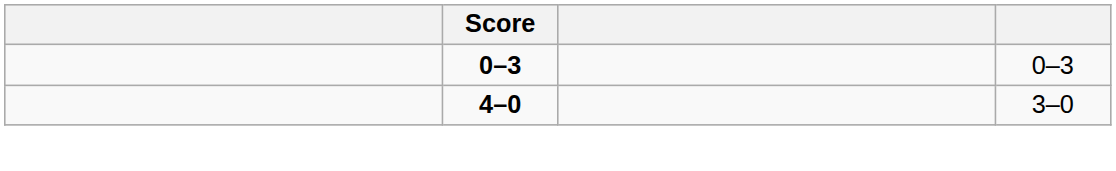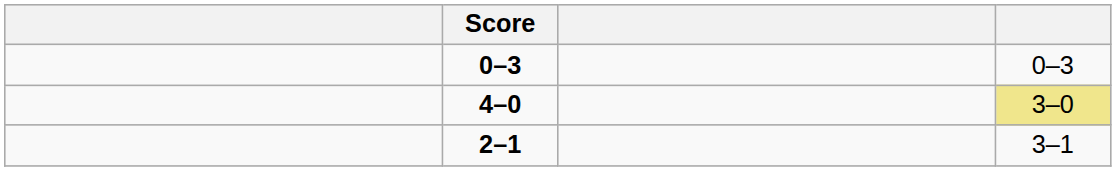(1053, 104) no background -> (1053, 104) khaki background
+ row: (500, 144)
